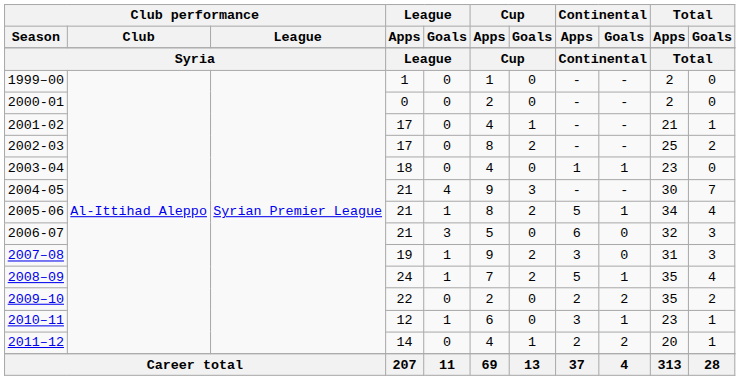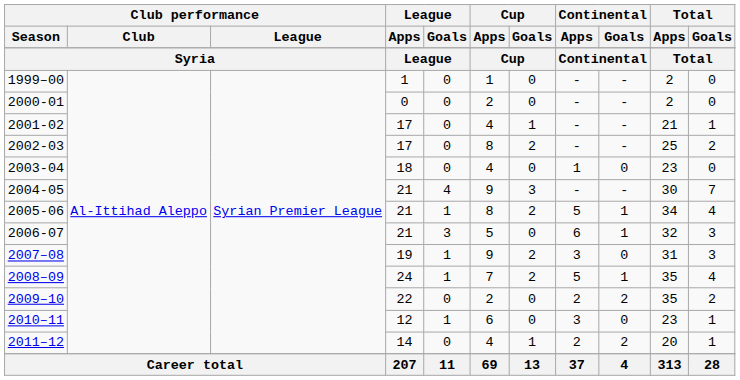(624, 168) 1 -> (624, 168) 0
(624, 234) 0 -> (624, 234) 1
(624, 321) 1 -> (624, 321) 0
